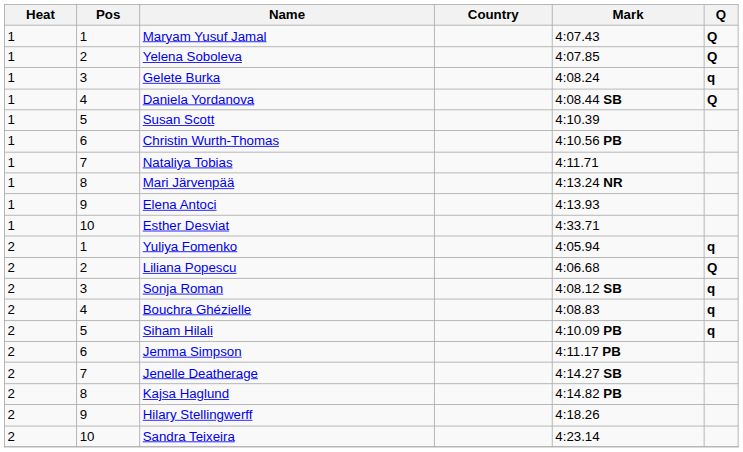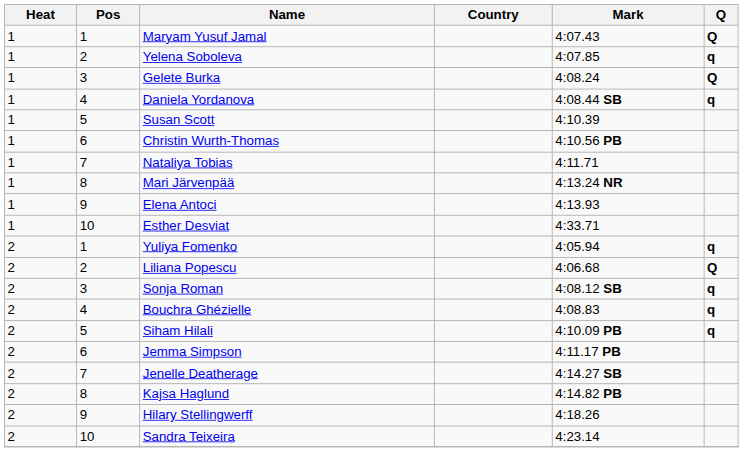(712, 57) Q -> (711, 57) q
(711, 78) q -> (712, 78) Q
(712, 99) Q -> (711, 99) q
